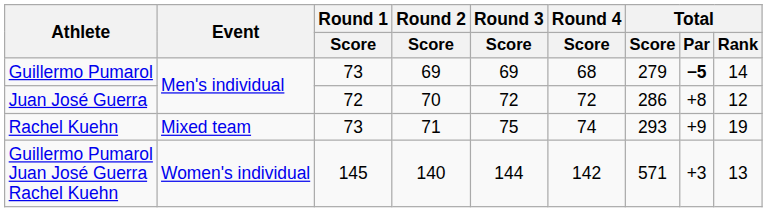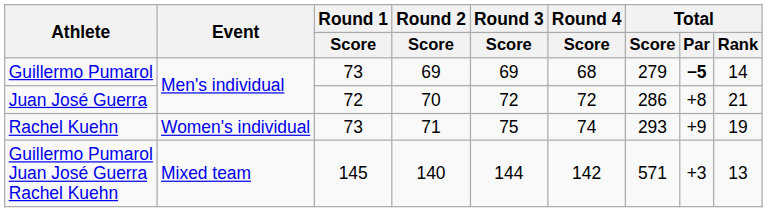(738, 100) 12 -> (738, 100) 21
(206, 127) Mixed team -> (236, 127) Women's individual
(236, 174) Women's individual -> (206, 174) Mixed team
